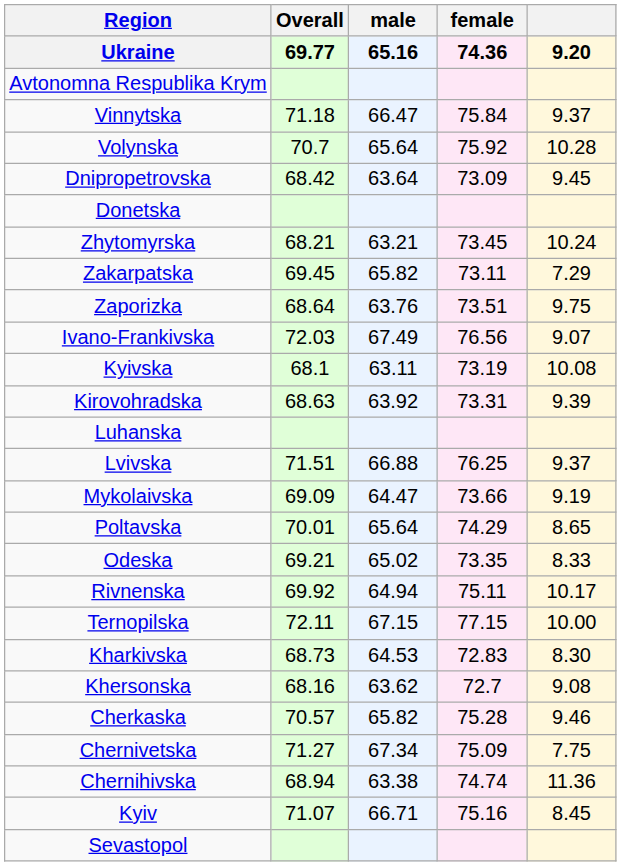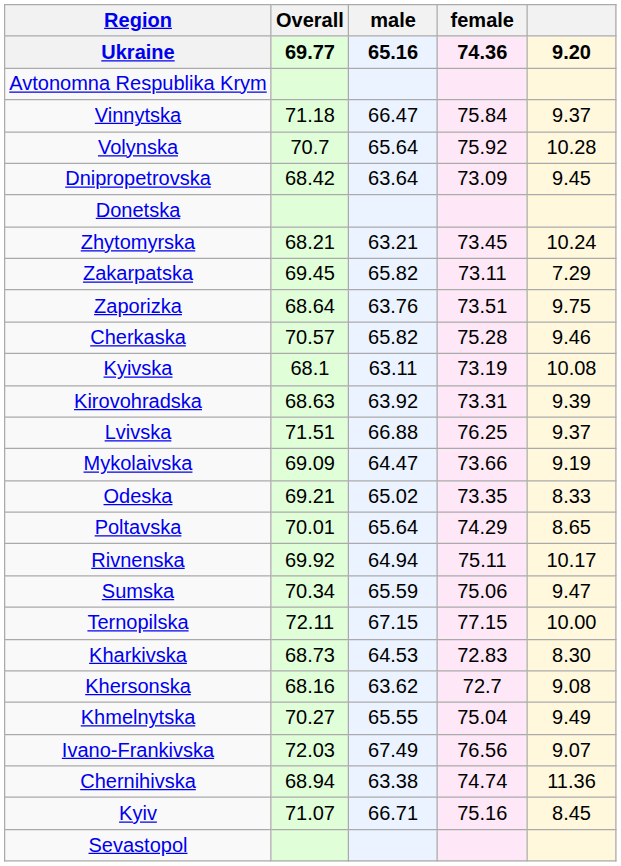rows swapped: (138, 337) <-> (138, 718)
- row: (138, 432)
rows swapped: (138, 559) <-> (138, 527)
+ row: (138, 591)
+ row: (138, 718)
- row: (138, 749)
